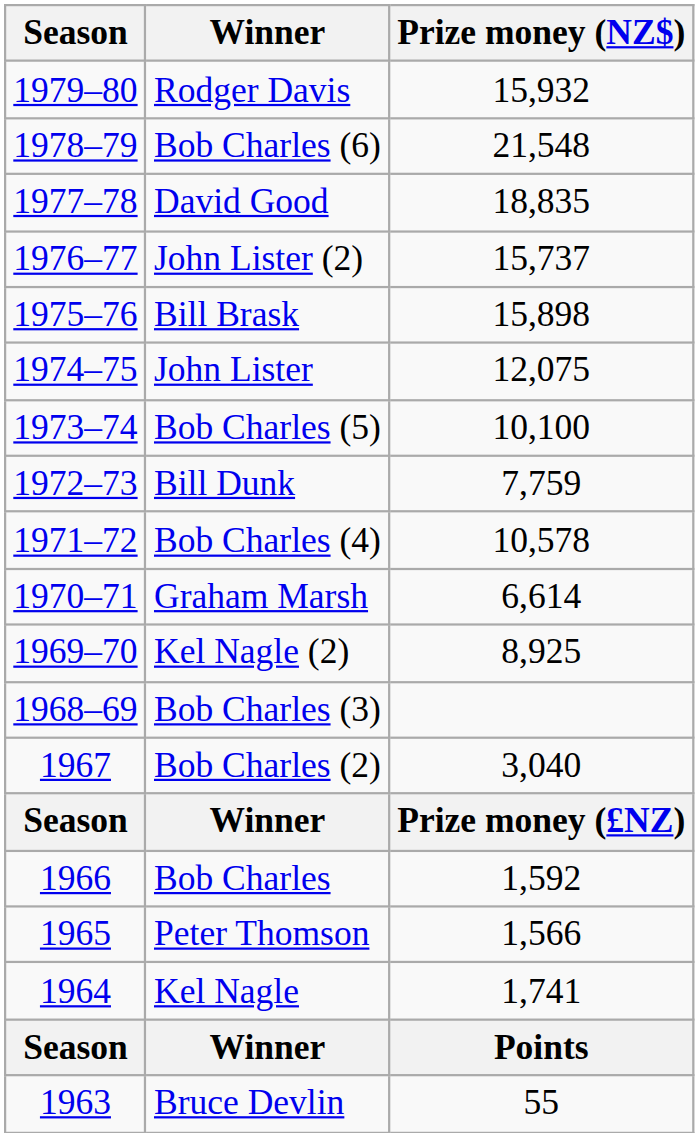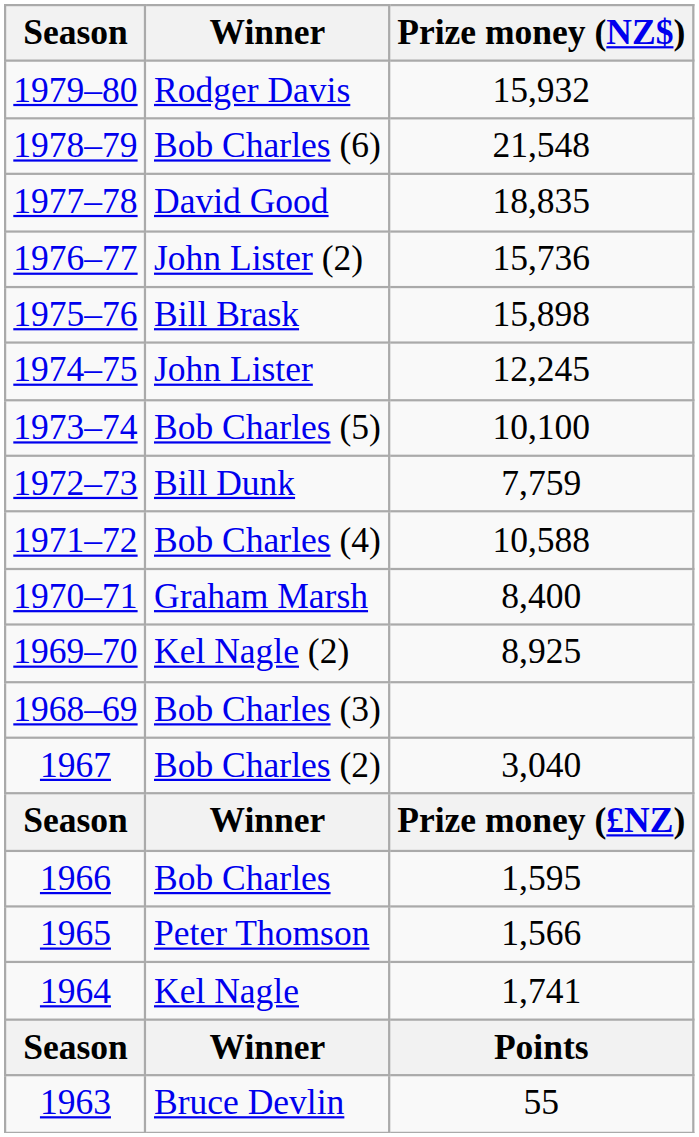(541, 257) 15,737 -> (541, 257) 15,736
(541, 370) 12,075 -> (541, 370) 12,245
(541, 539) 10,578 -> (541, 539) 10,588
(541, 595) 6,614 -> (541, 595) 8,400
(541, 877) 1,592 -> (541, 877) 1,595
